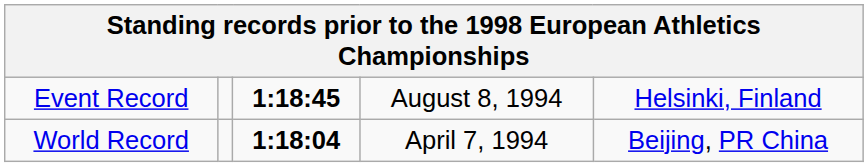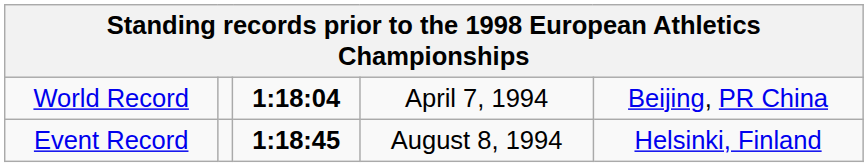rows swapped: (111, 139) <-> (111, 97)
